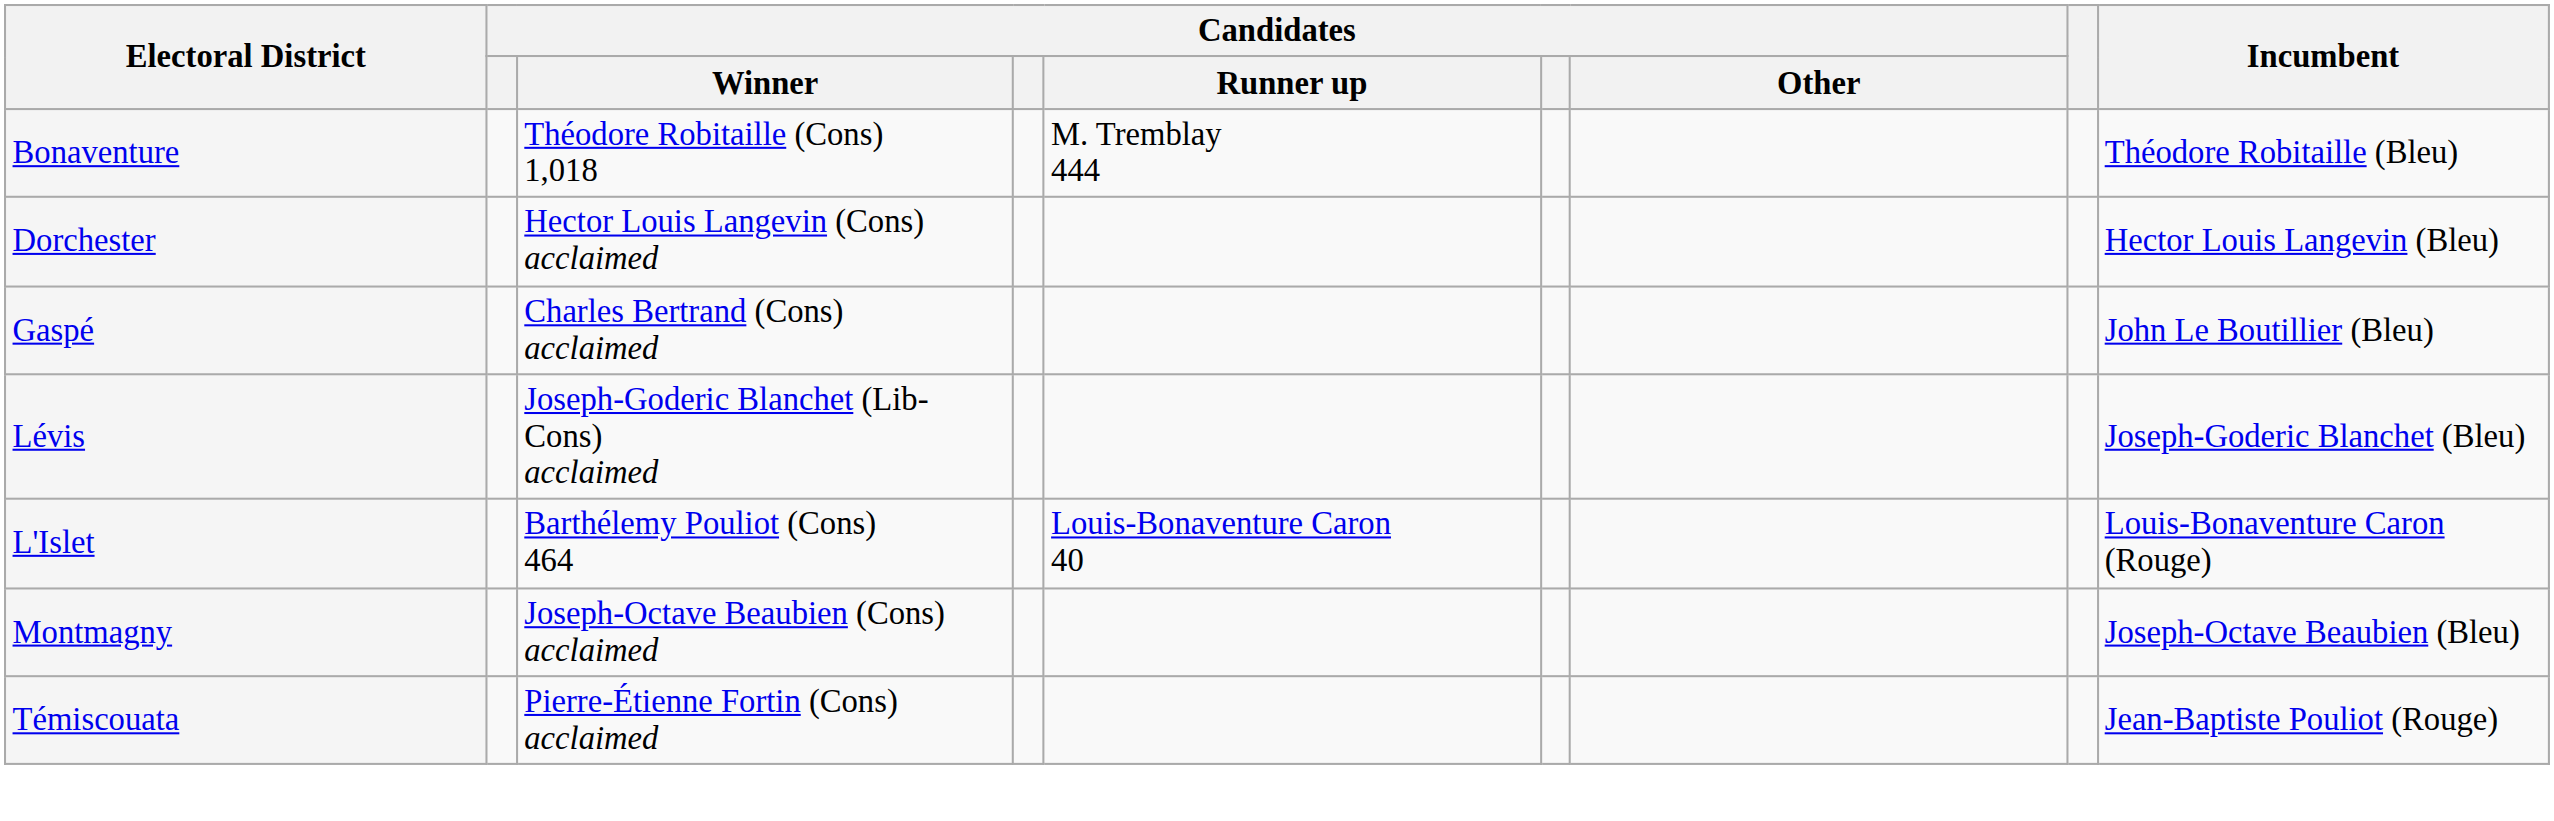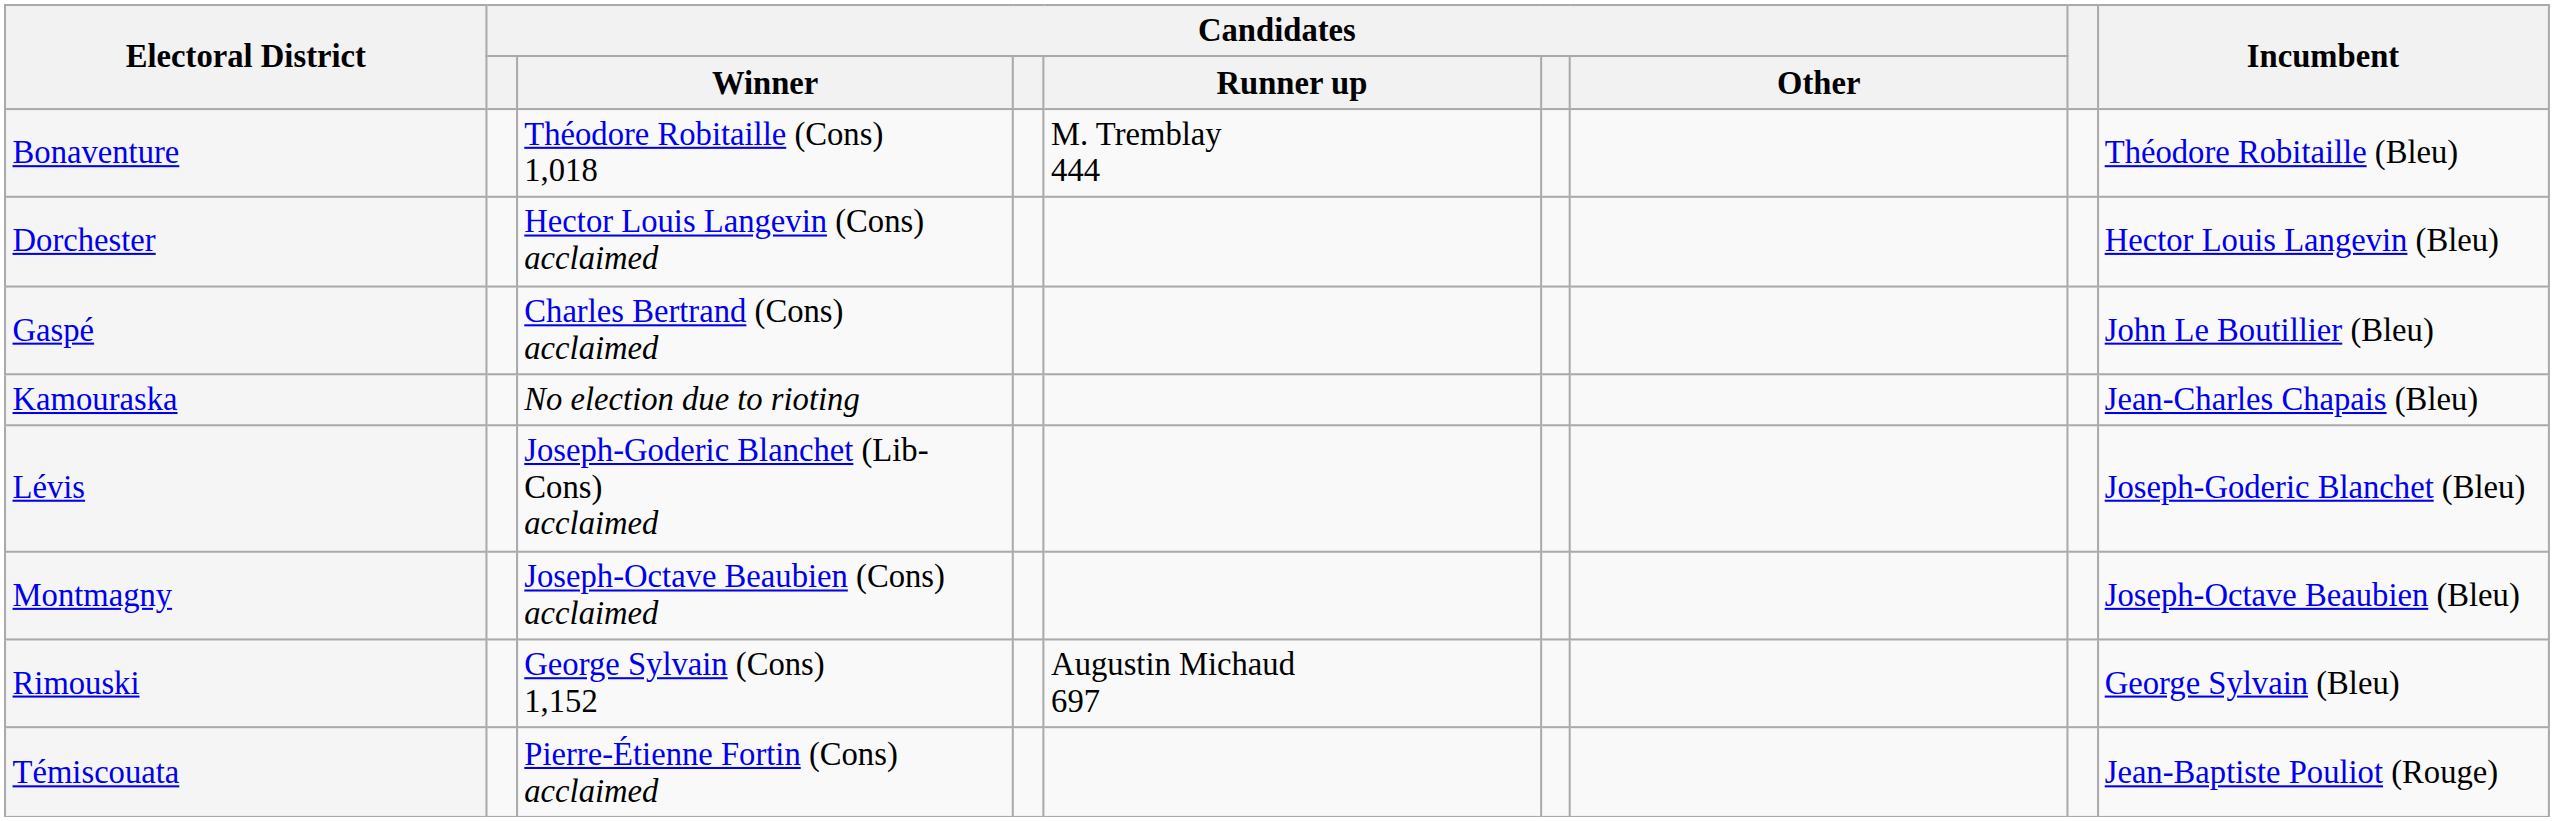+ row: (95, 399)
- row: (54, 542)
+ row: (76, 683)
